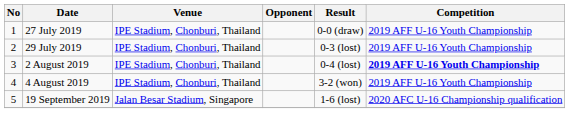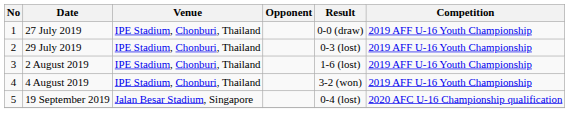(340, 64) 0-4 (lost) -> (340, 64) 1-6 (lost)
(454, 64) bold -> (450, 64) normal
(340, 99) 1-6 (lost) -> (340, 99) 0-4 (lost)
